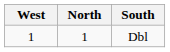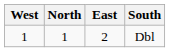+ column: (105, 15)
